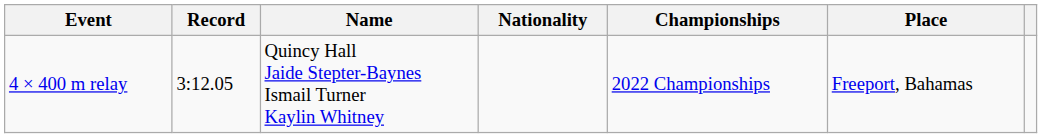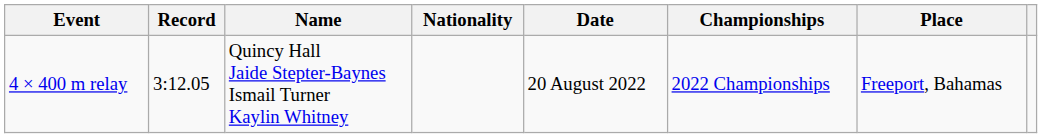+ column: (595, 20)
